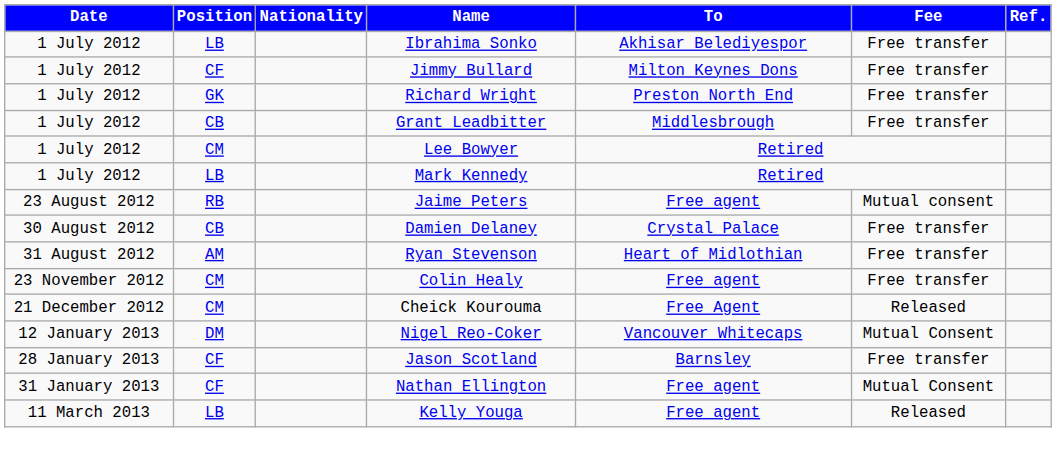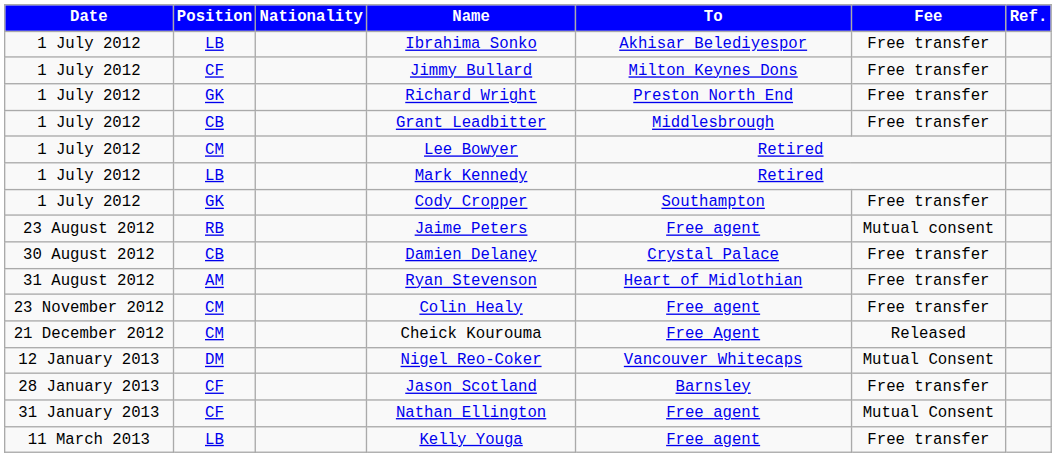+ row: (471, 202)
(928, 413) Released -> (928, 439) Free transfer
